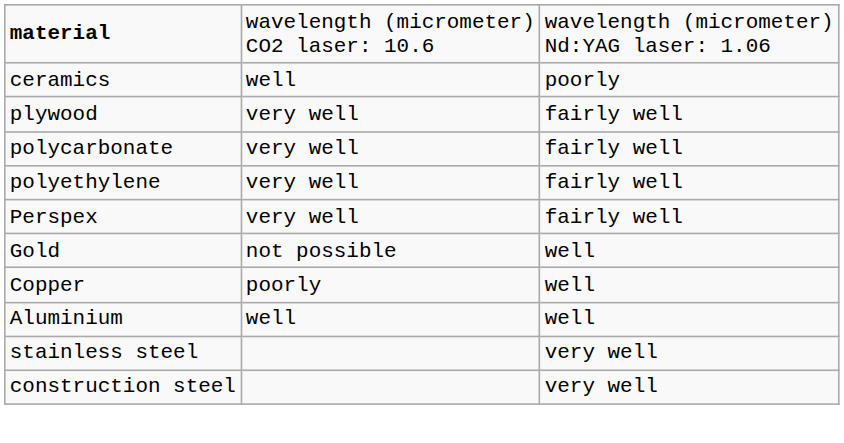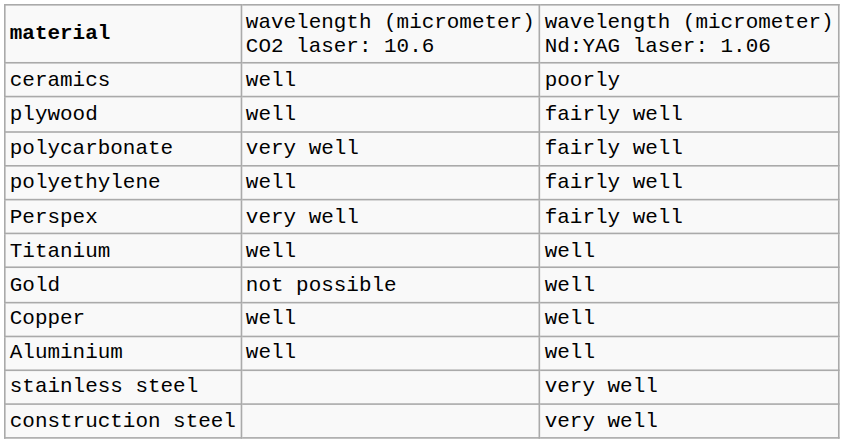(302, 114) very well -> (271, 114) well
(302, 182) very well -> (271, 182) well
+ row: (60, 251)
(284, 285) poorly -> (271, 319) well
